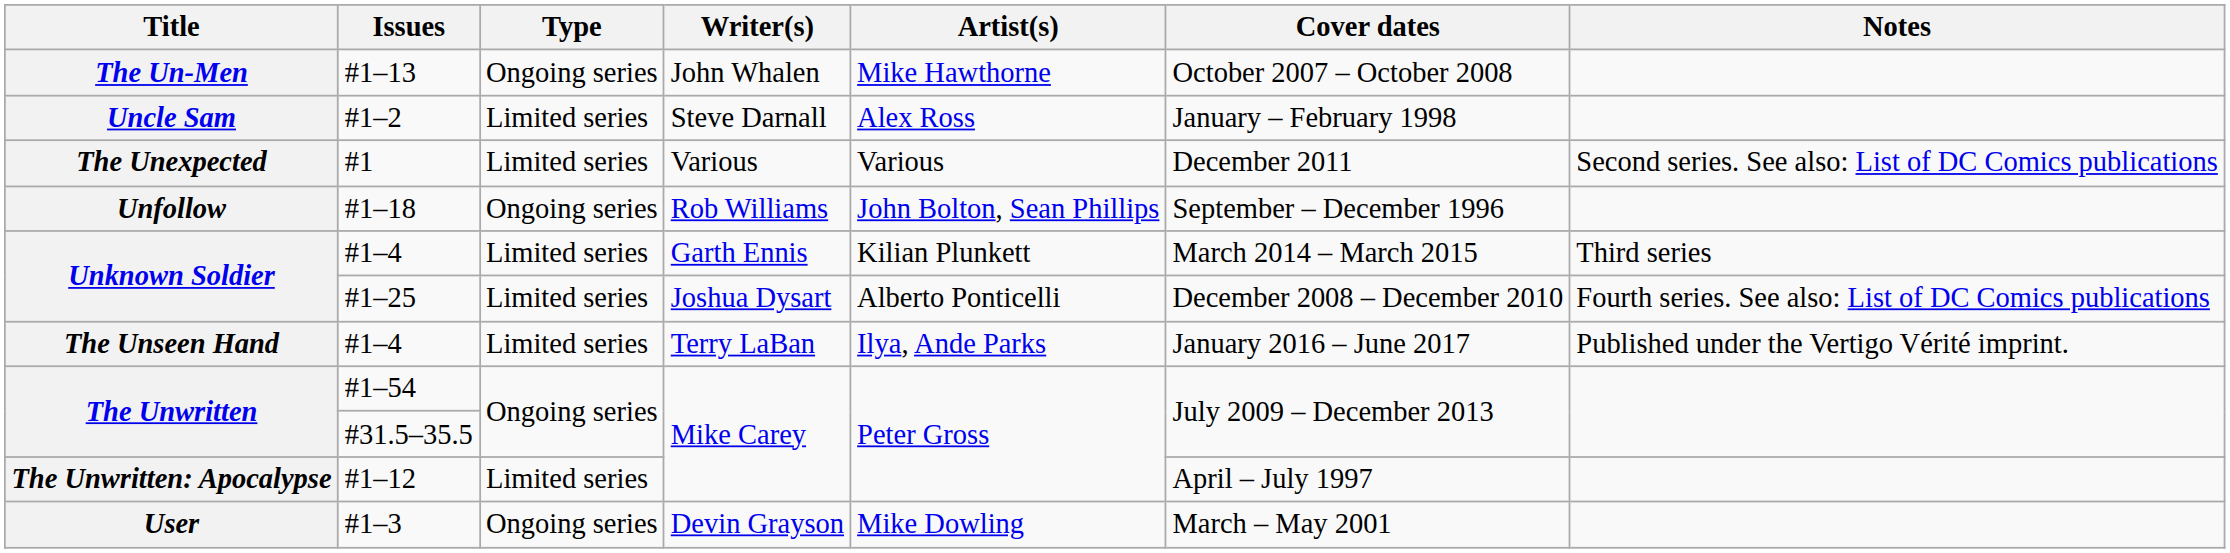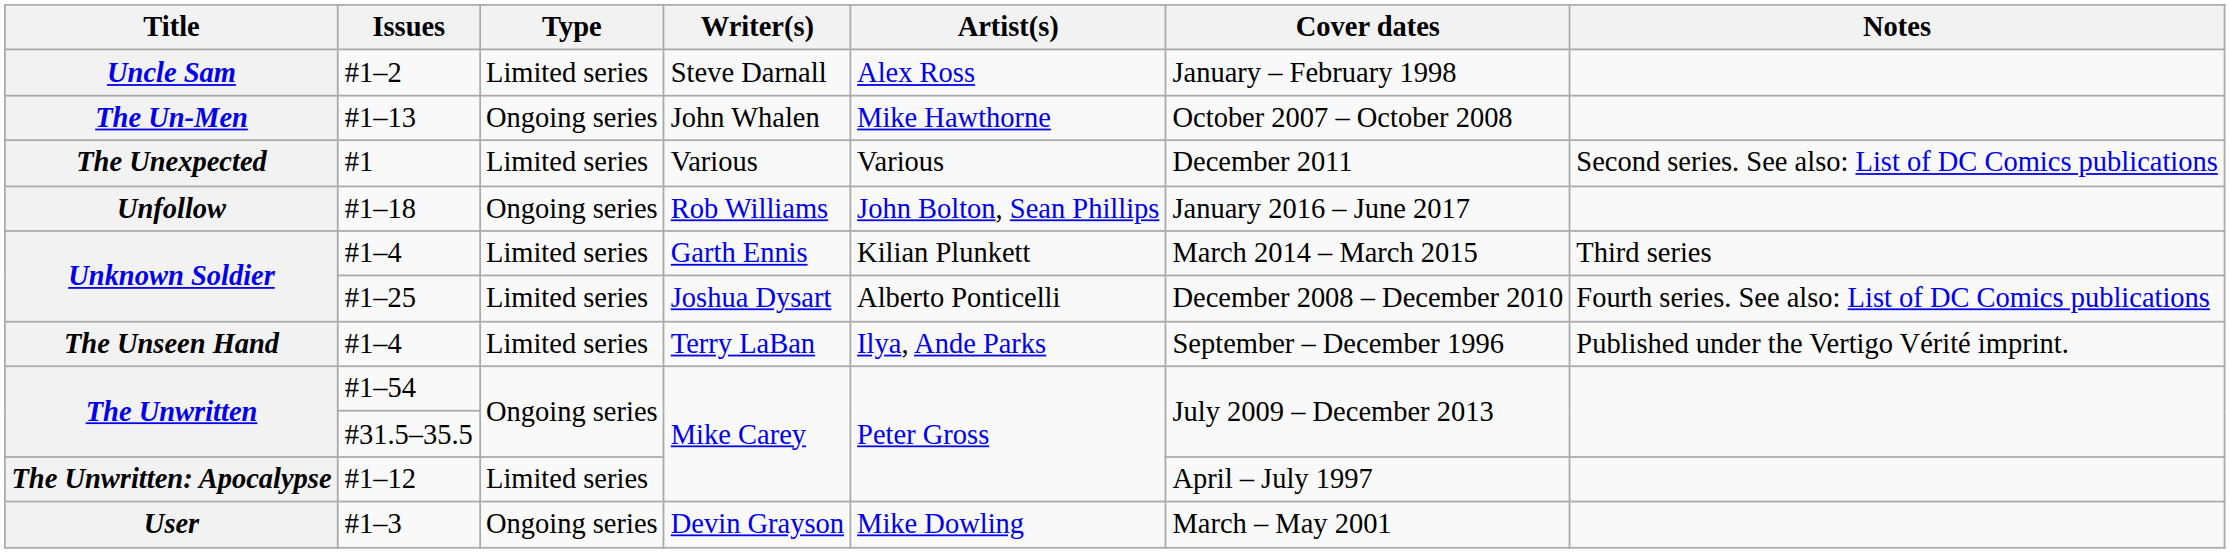rows swapped: (172, 72) <-> (172, 117)
(1338, 207) September – December 1996 -> (1321, 207) January 2016 – June 2017
(1321, 343) January 2016 – June 2017 -> (1338, 343) September – December 1996
